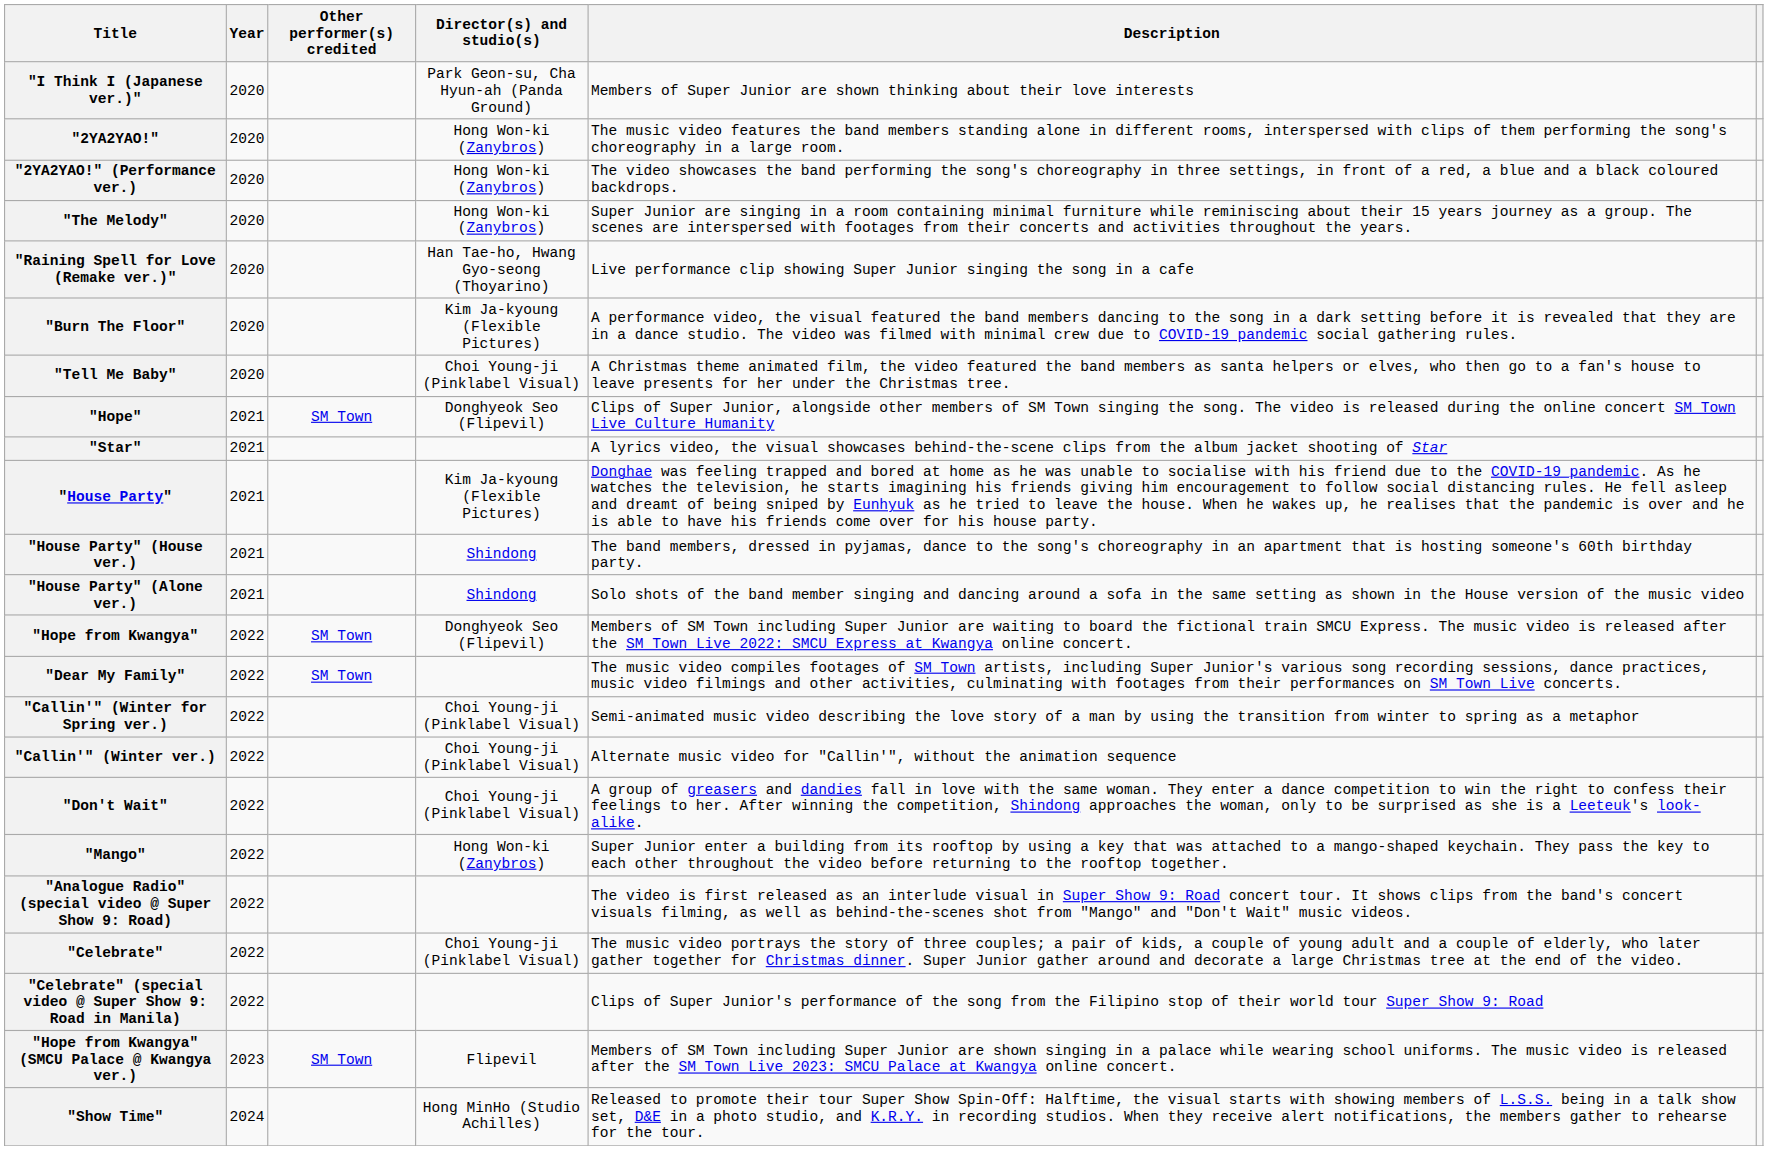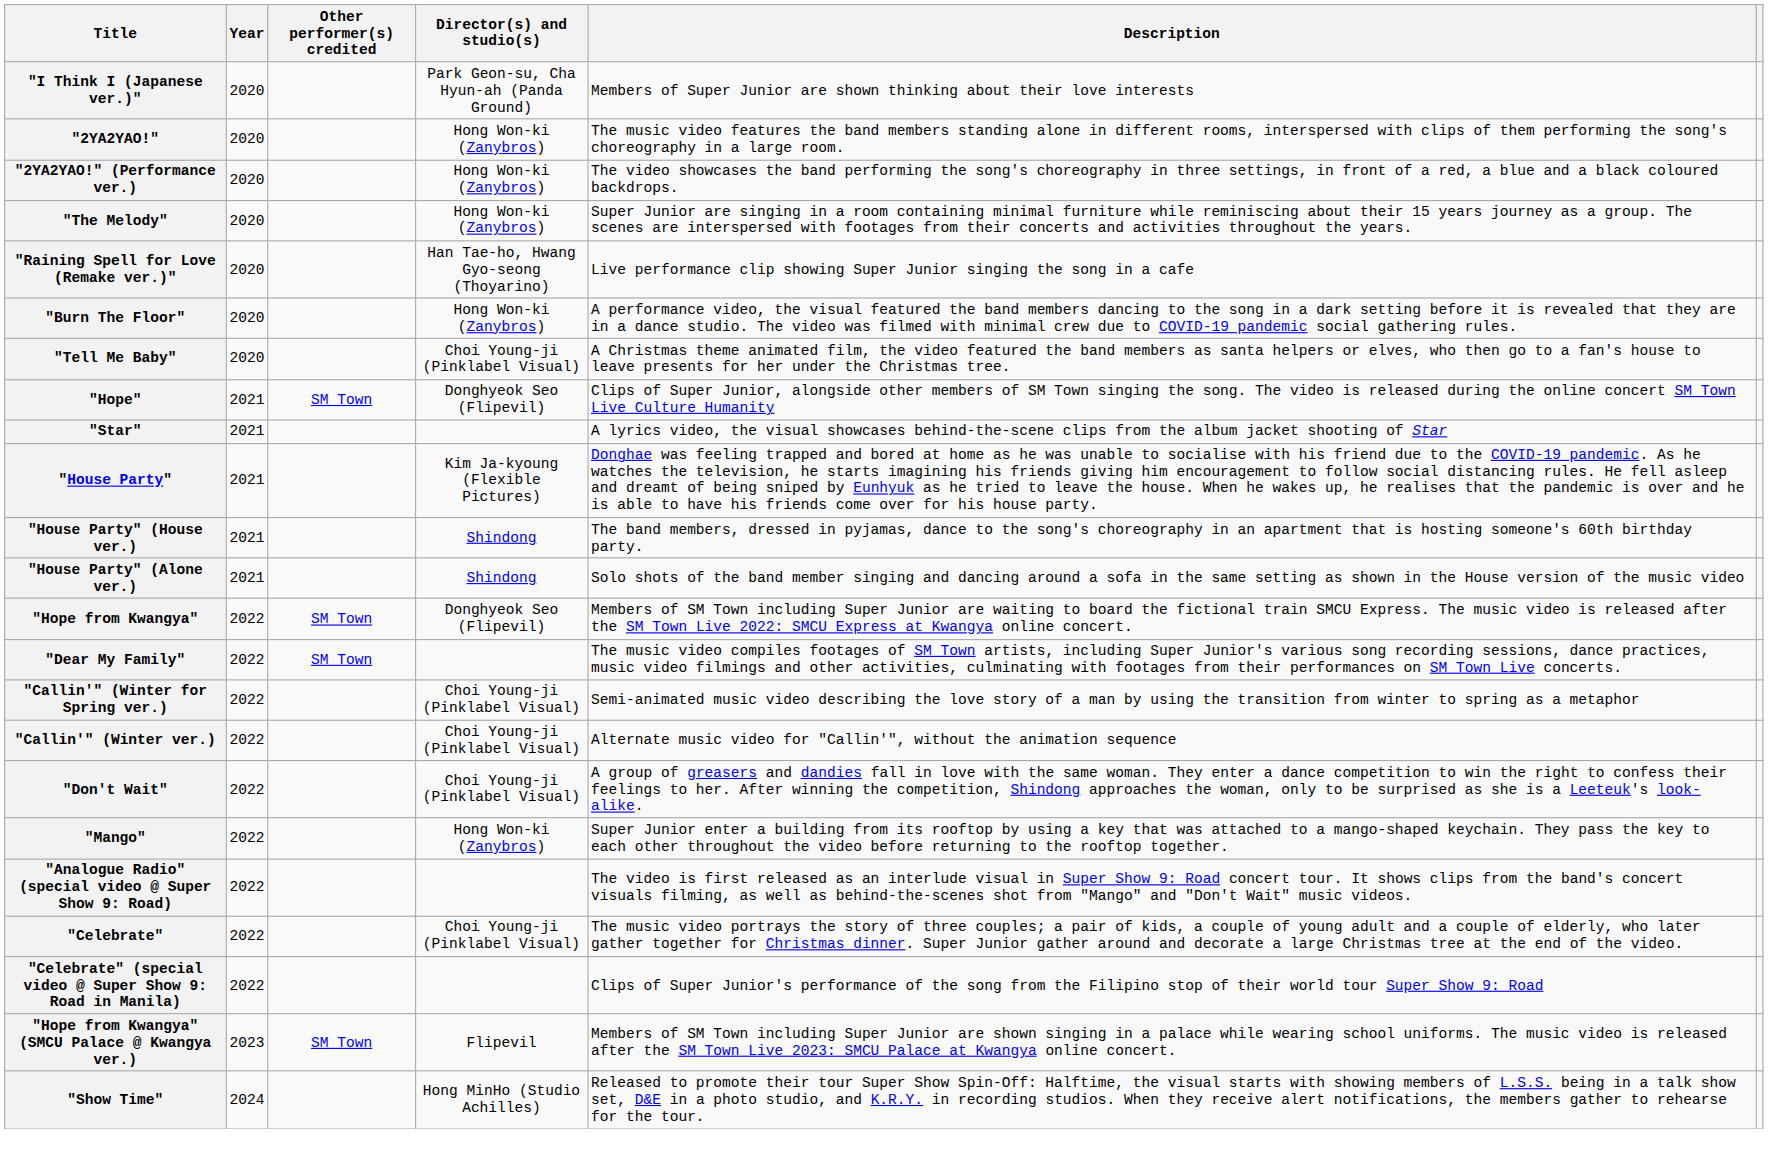(501, 327) Kim Ja-kyoung (Flexible Pictures) -> (501, 318) Hong Won-ki (Zanybros)
